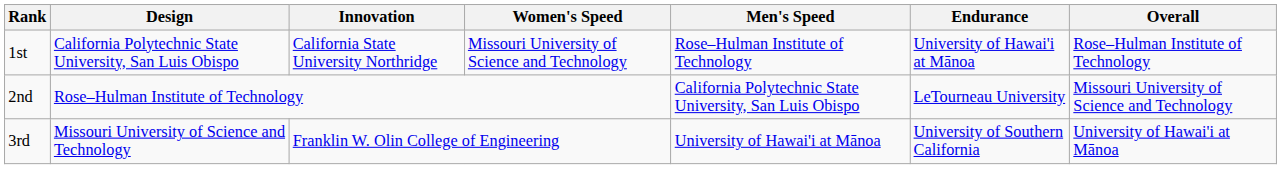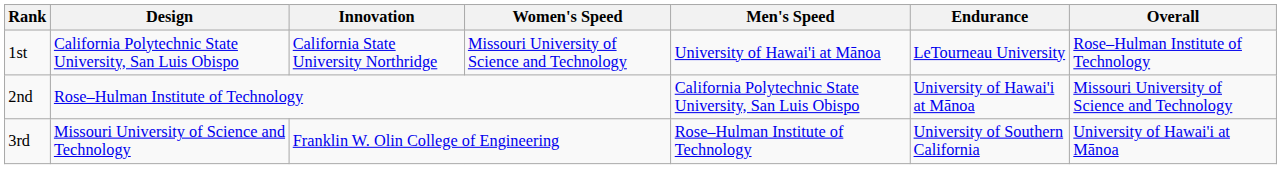(759, 52) Rose–Hulman Institute of Technology -> (778, 52) University of Hawai'i at Mānoa
(984, 52) University of Hawai'i at Mānoa -> (989, 52) LeTourneau University
(989, 96) LeTourneau University -> (984, 96) University of Hawai'i at Mānoa
(778, 140) University of Hawai'i at Mānoa -> (759, 140) Rose–Hulman Institute of Technology
